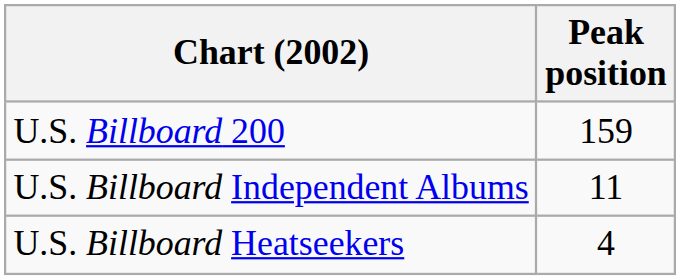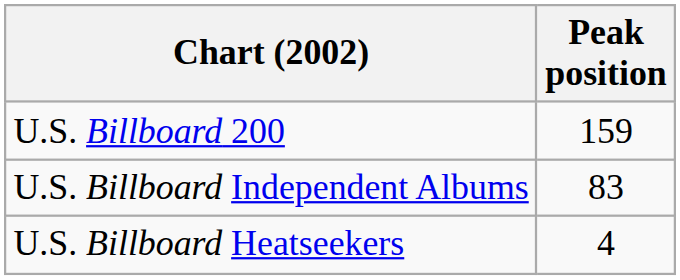(606, 186) 11 -> (606, 186) 83
